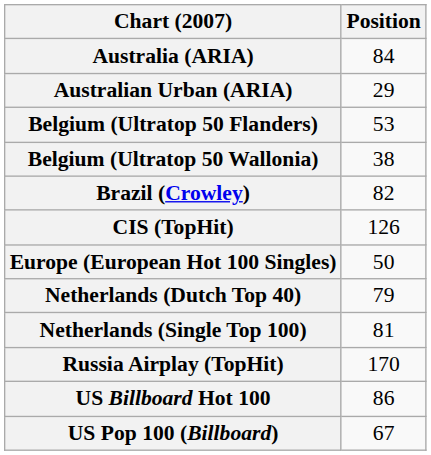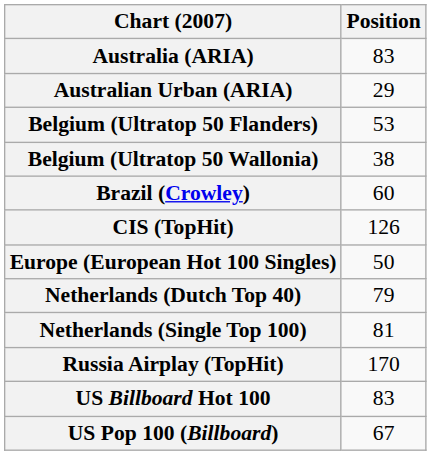(384, 55) 84 -> (384, 55) 83
(384, 192) 82 -> (384, 192) 60
(384, 398) 86 -> (384, 398) 83
